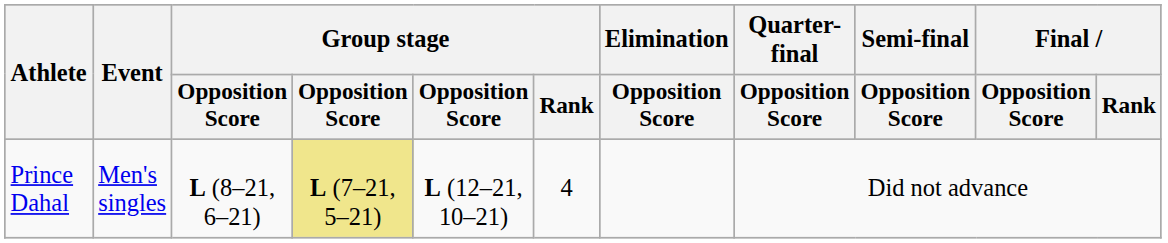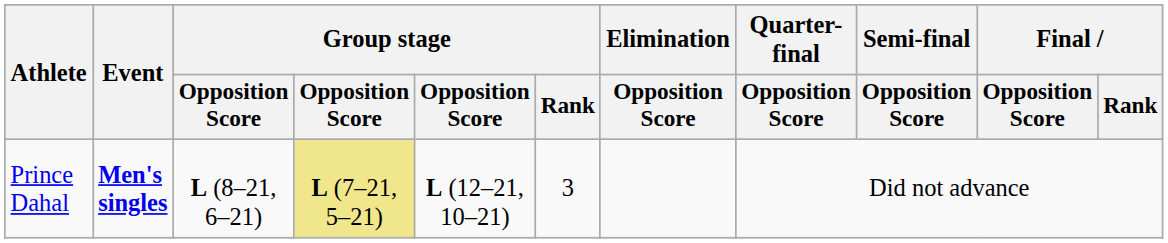(132, 188) normal -> (133, 188) bold
(567, 188) 4 -> (568, 188) 3
